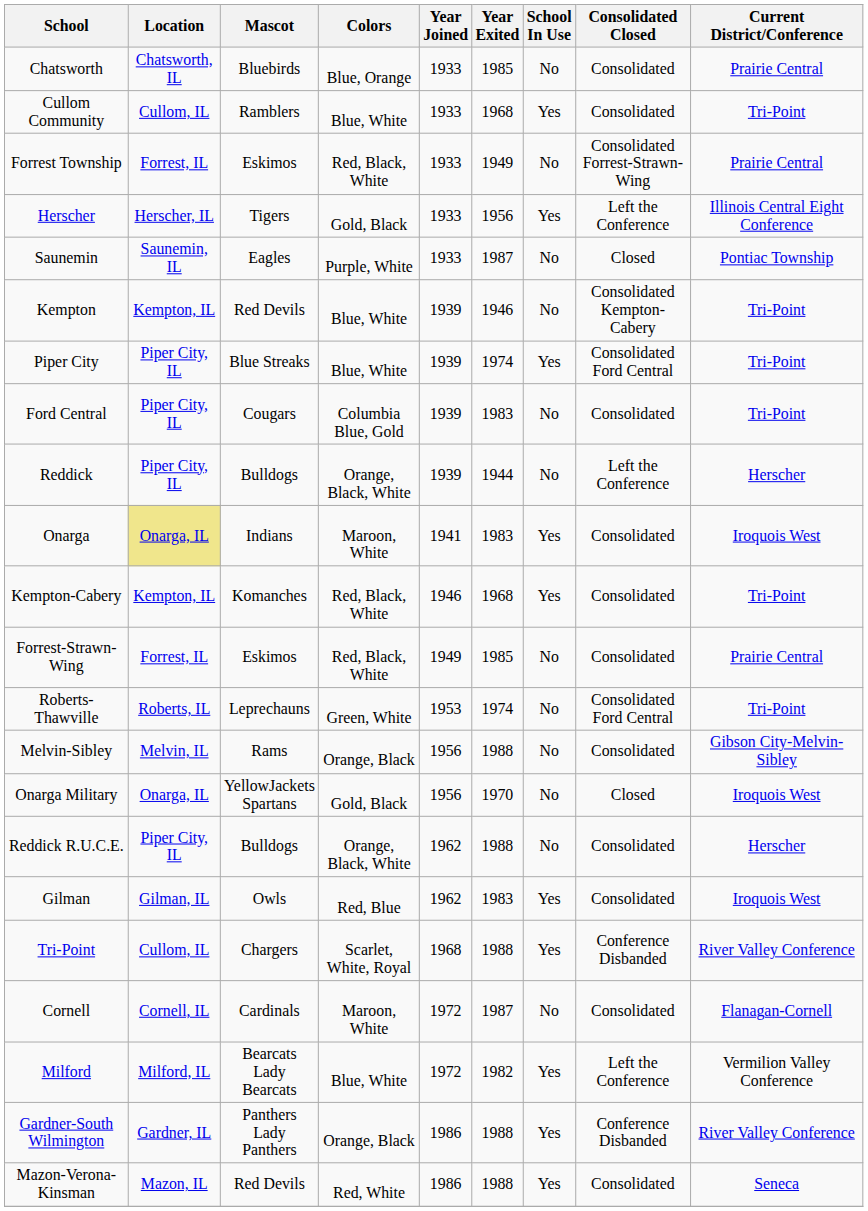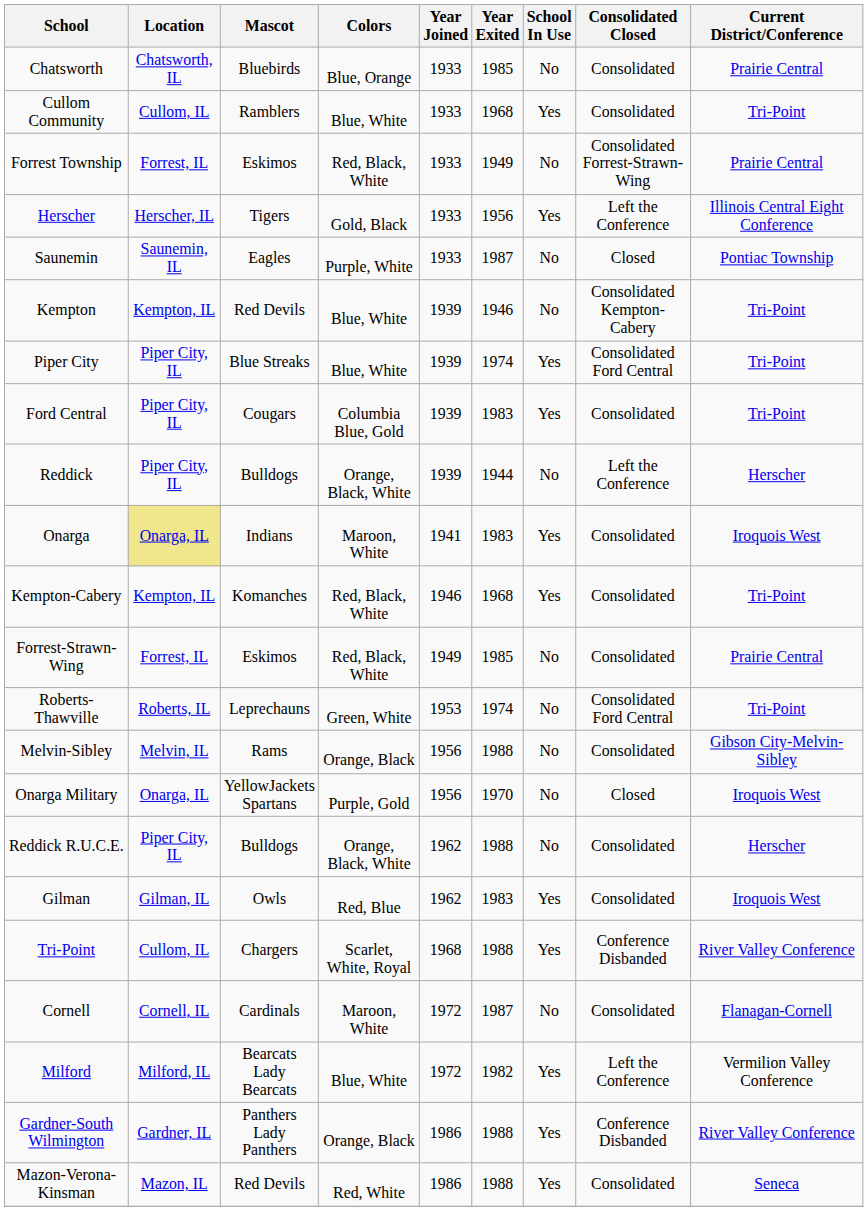(549, 414) No -> (549, 414) Yes
(369, 803) Gold, Black -> (369, 803) Purple, Gold
